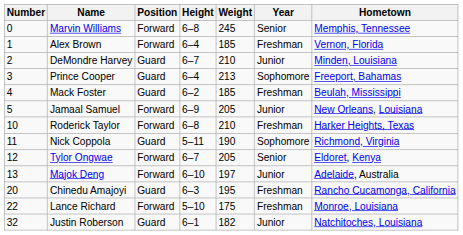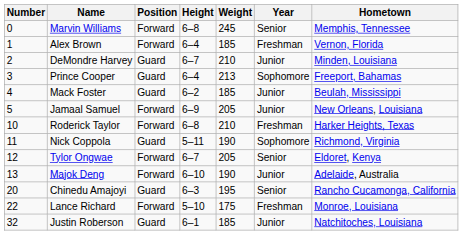(280, 93) Freshman -> (271, 93) Junior
(227, 174) 197 -> (227, 174) 190
(280, 190) Freshman -> (272, 190) Senior
(227, 222) 182 -> (227, 222) 185
